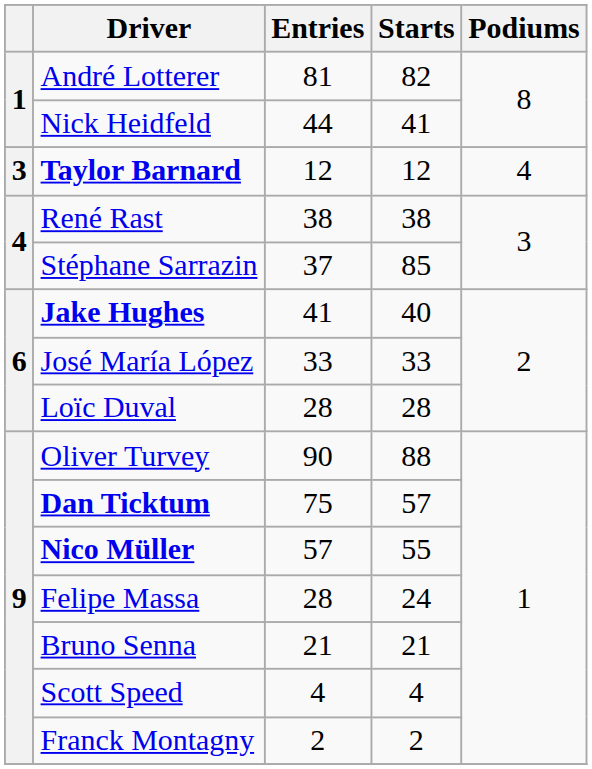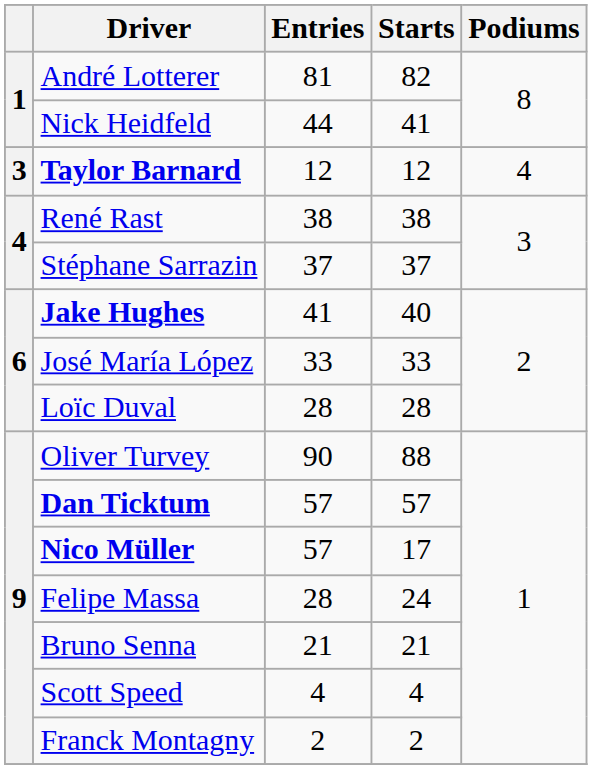(416, 265) 85 -> (416, 265) 37
(318, 502) 75 -> (318, 502) 57
(416, 550) 55 -> (416, 550) 17
